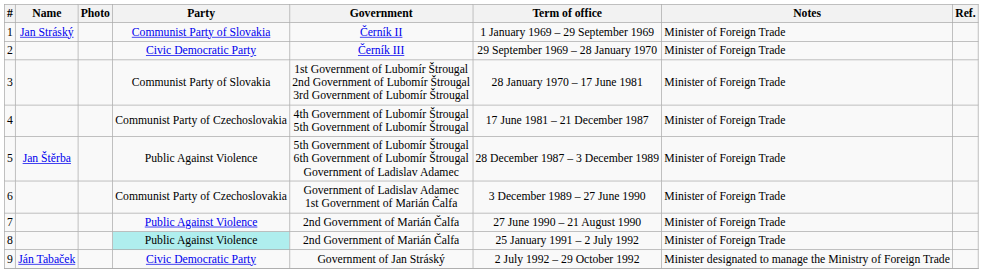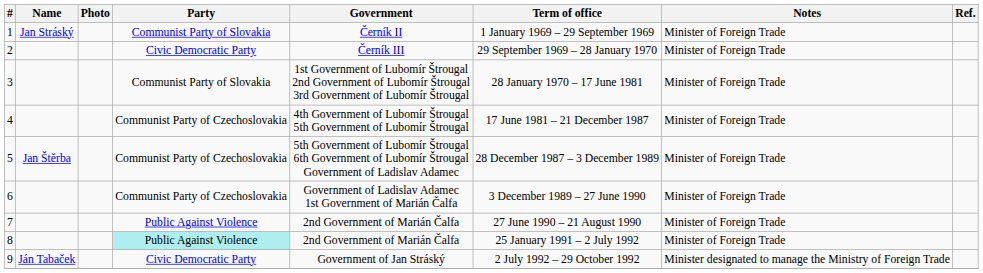(201, 158) Public Against Violence -> (201, 158) Communist Party of Czechoslovakia
